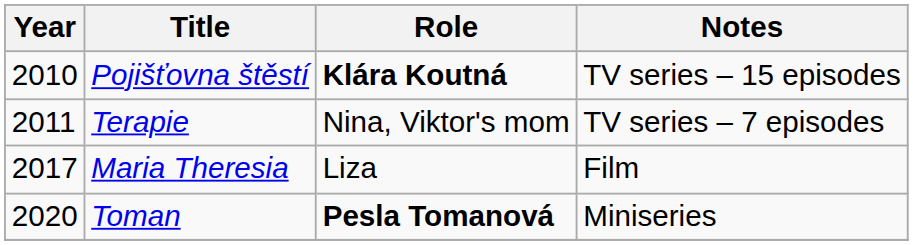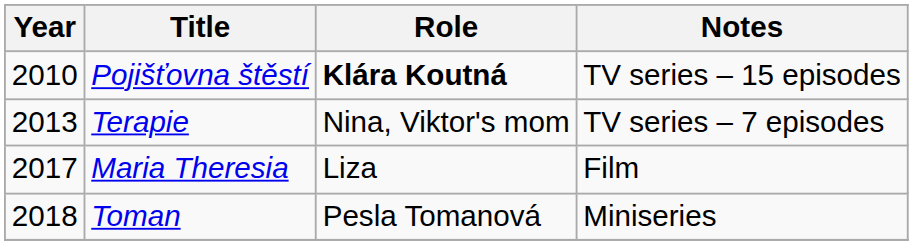(44, 121) 2011 -> (45, 121) 2013
(45, 215) 2020 -> (45, 215) 2018
(438, 215) bold -> (432, 215) normal
